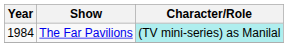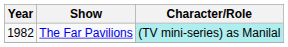(20, 33) 1984 -> (20, 33) 1982
